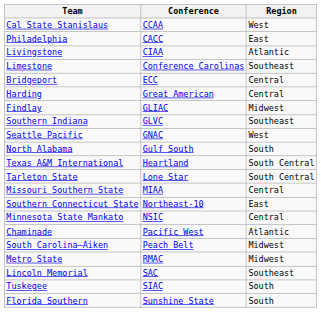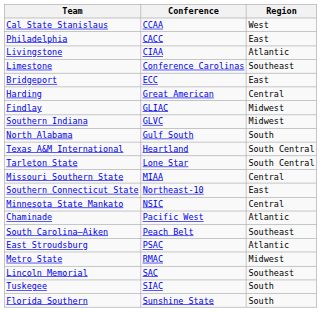(266, 80) Central -> (259, 80) East
(271, 121) Southeast -> (266, 121) Midwest
- row: (44, 135)
(266, 245) Midwest -> (271, 232) Southeast
+ row: (47, 245)
